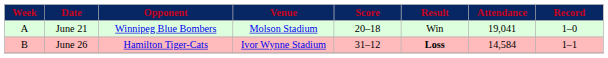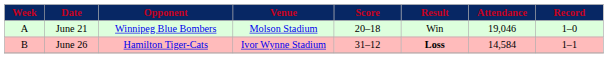(502, 28) 19,041 -> (502, 28) 19,046
